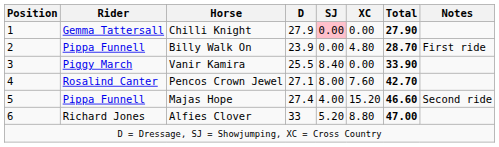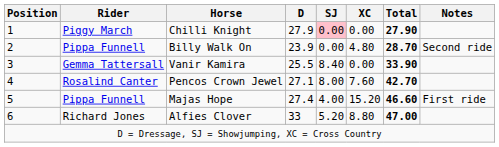(113, 30) Gemma Tattersall -> (98, 30) Piggy March
(454, 47) First ride -> (457, 47) Second ride
(98, 64) Piggy March -> (113, 64) Gemma Tattersall
(457, 99) Second ride -> (454, 99) First ride
